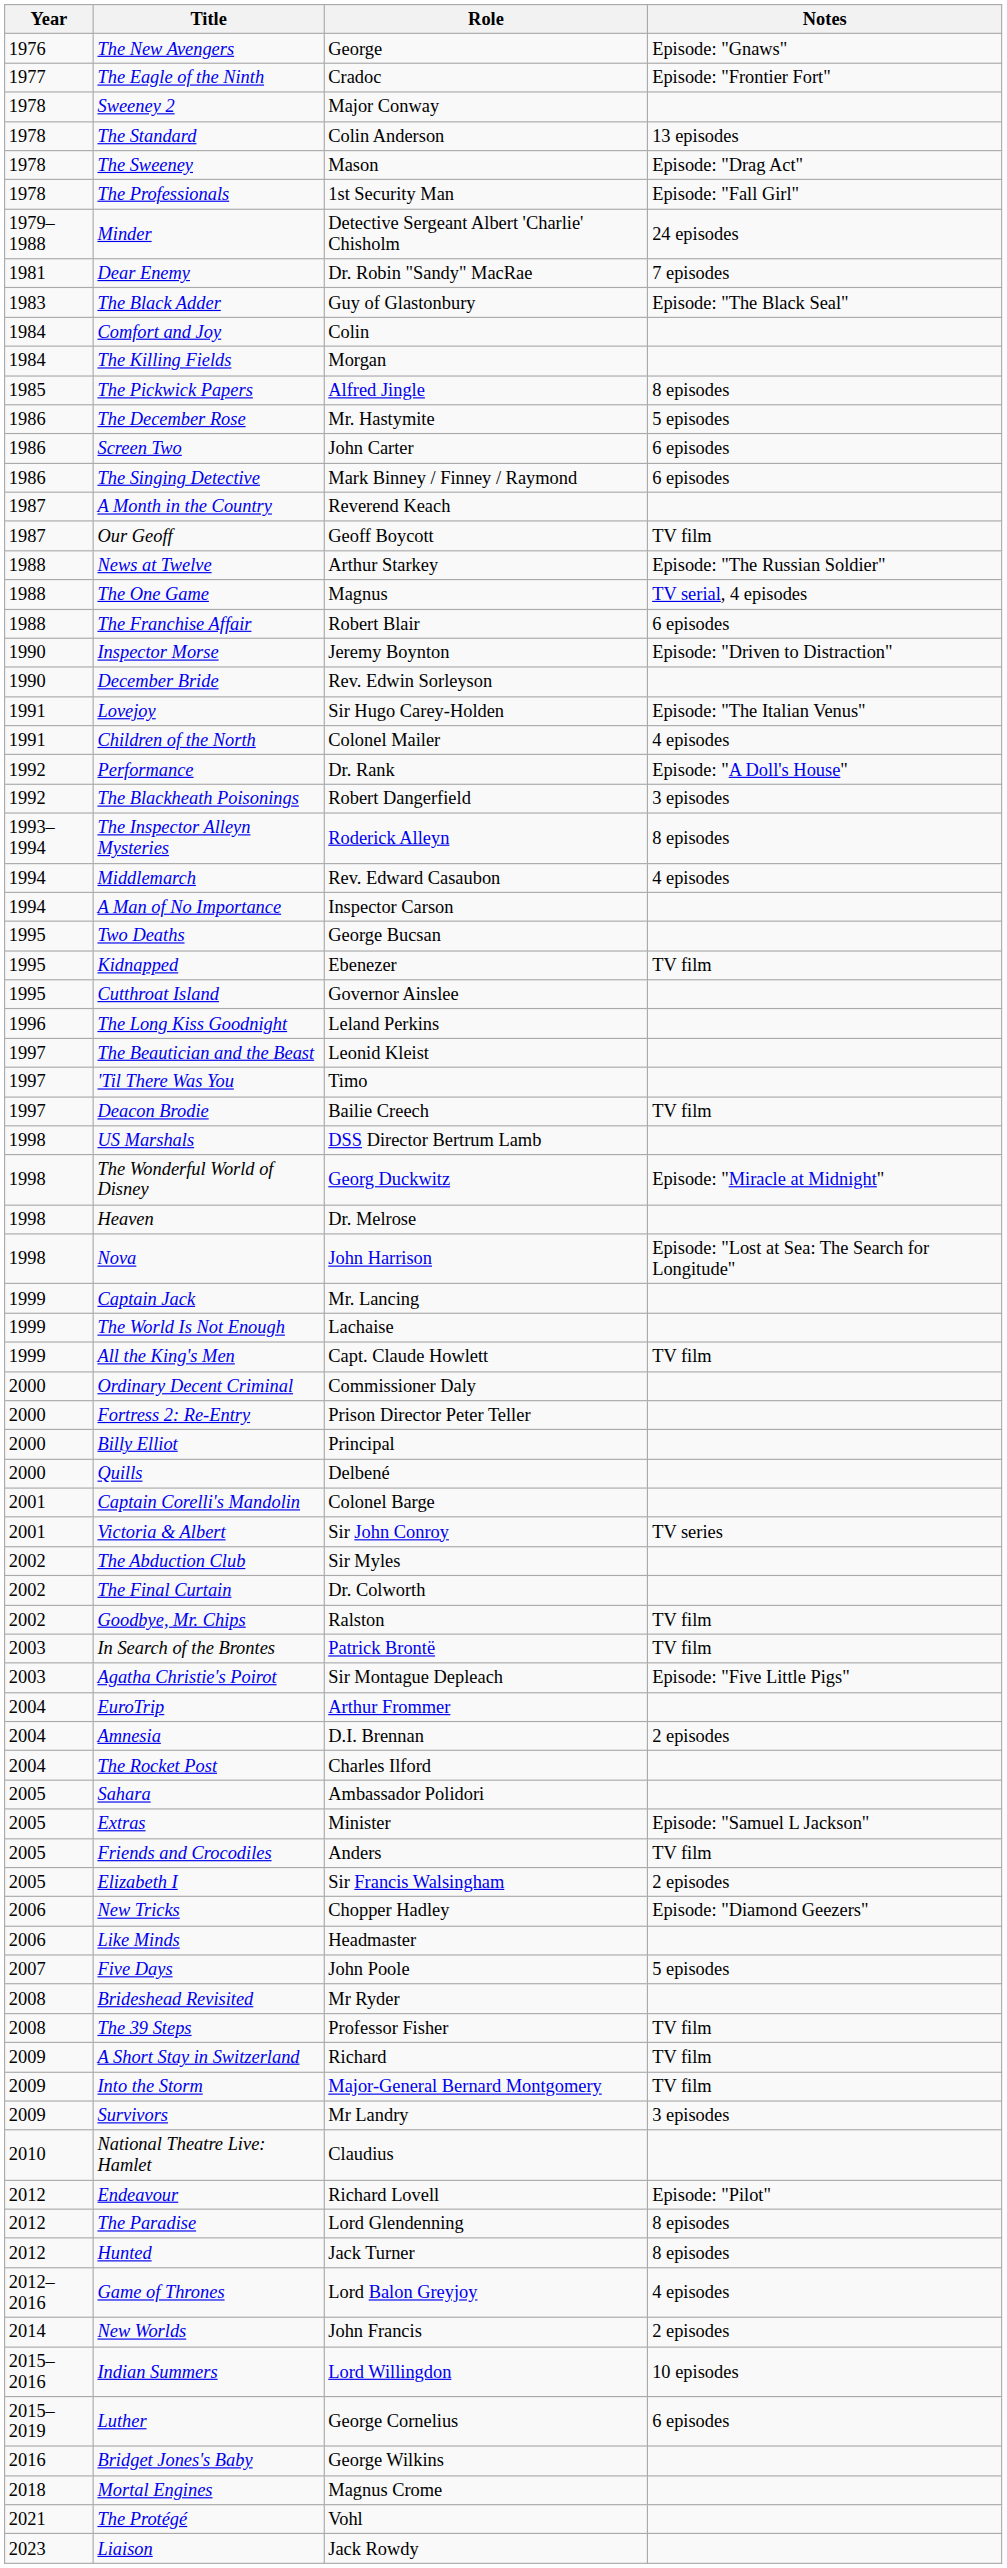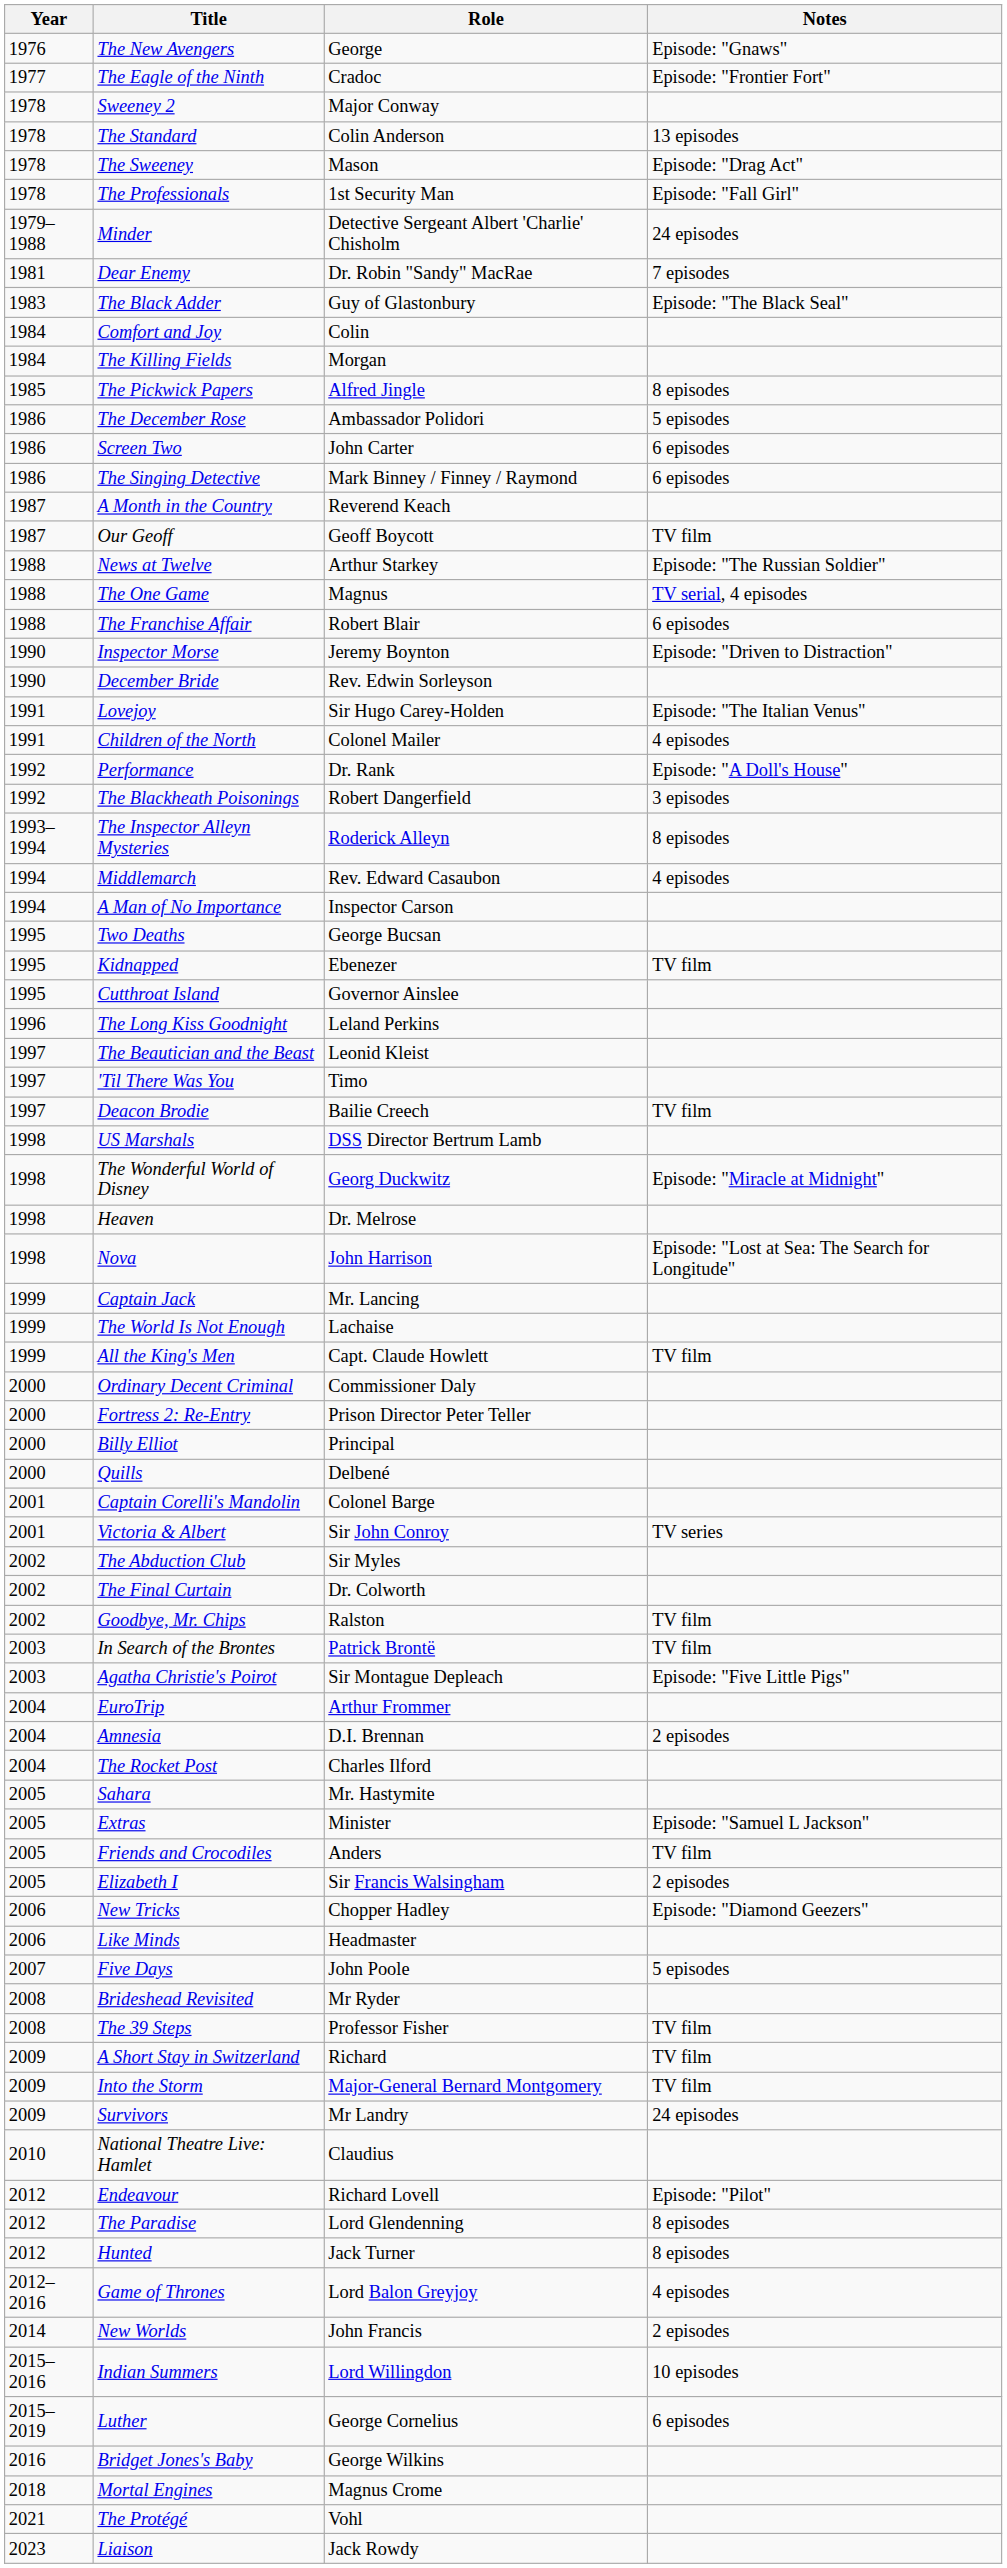(381, 419) Mr. Hastymite -> (406, 419) Ambassador Polidori
(406, 1794) Ambassador Polidori -> (381, 1794) Mr. Hastymite
(691, 2115) 3 episodes -> (695, 2115) 24 episodes
